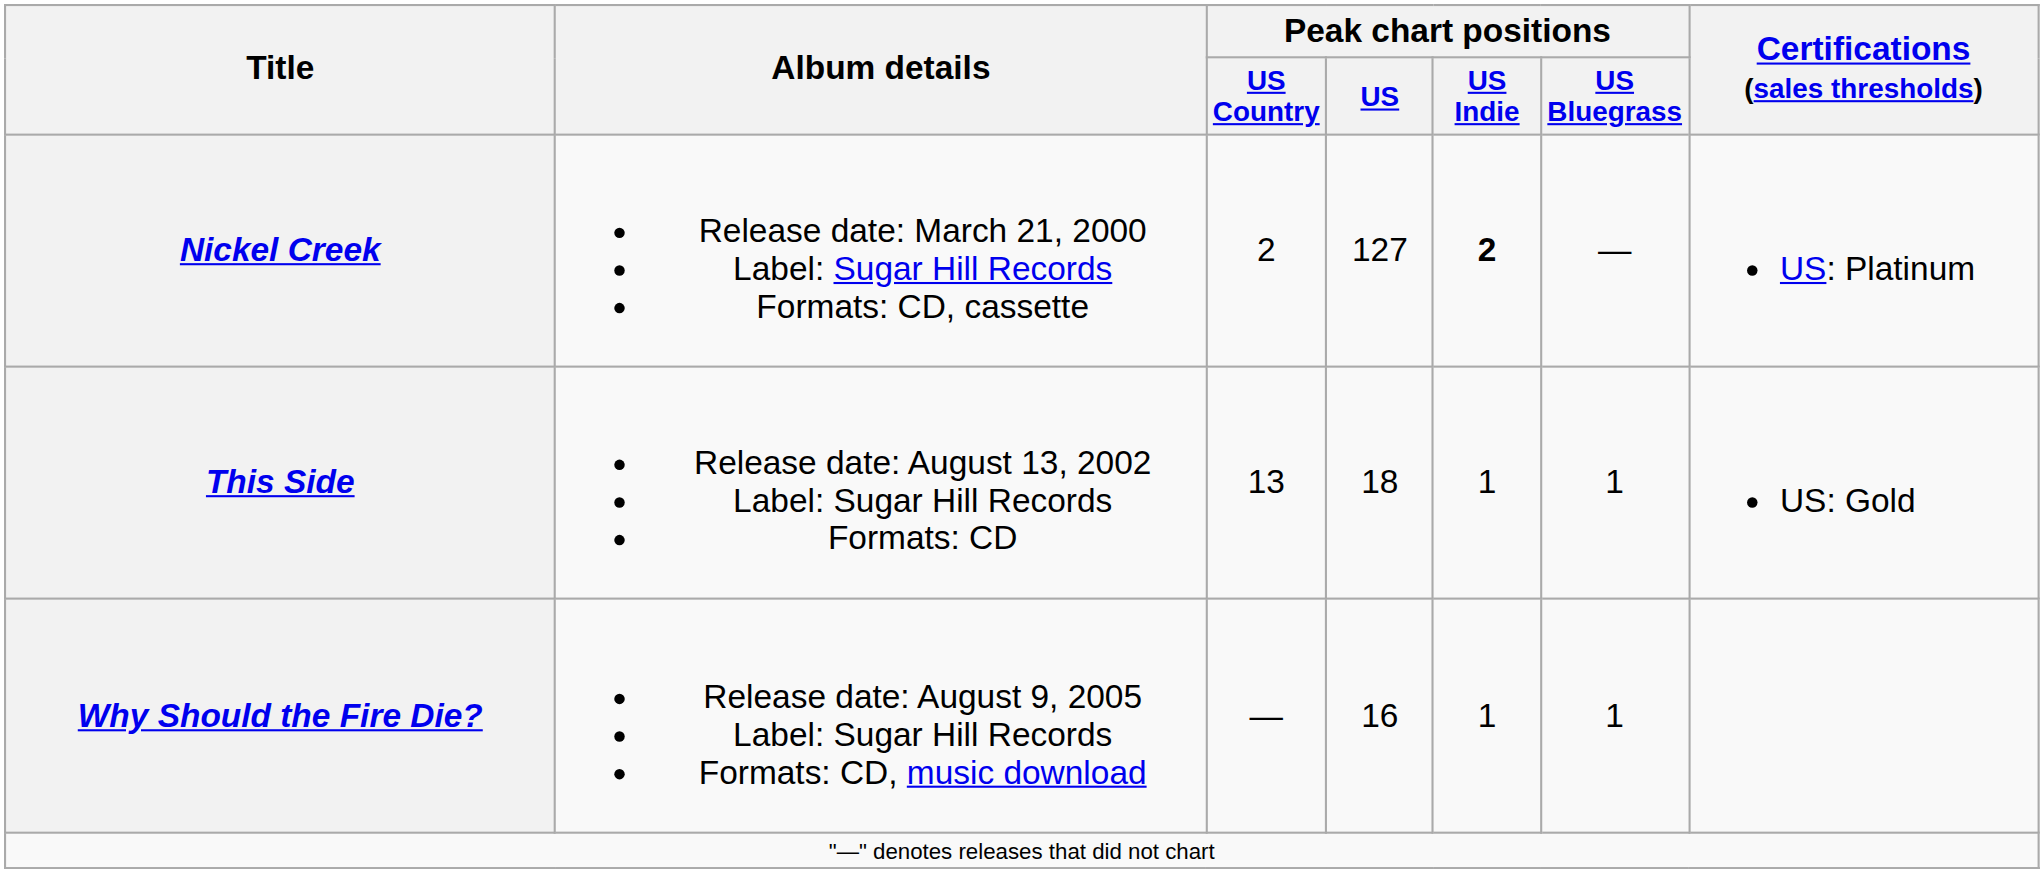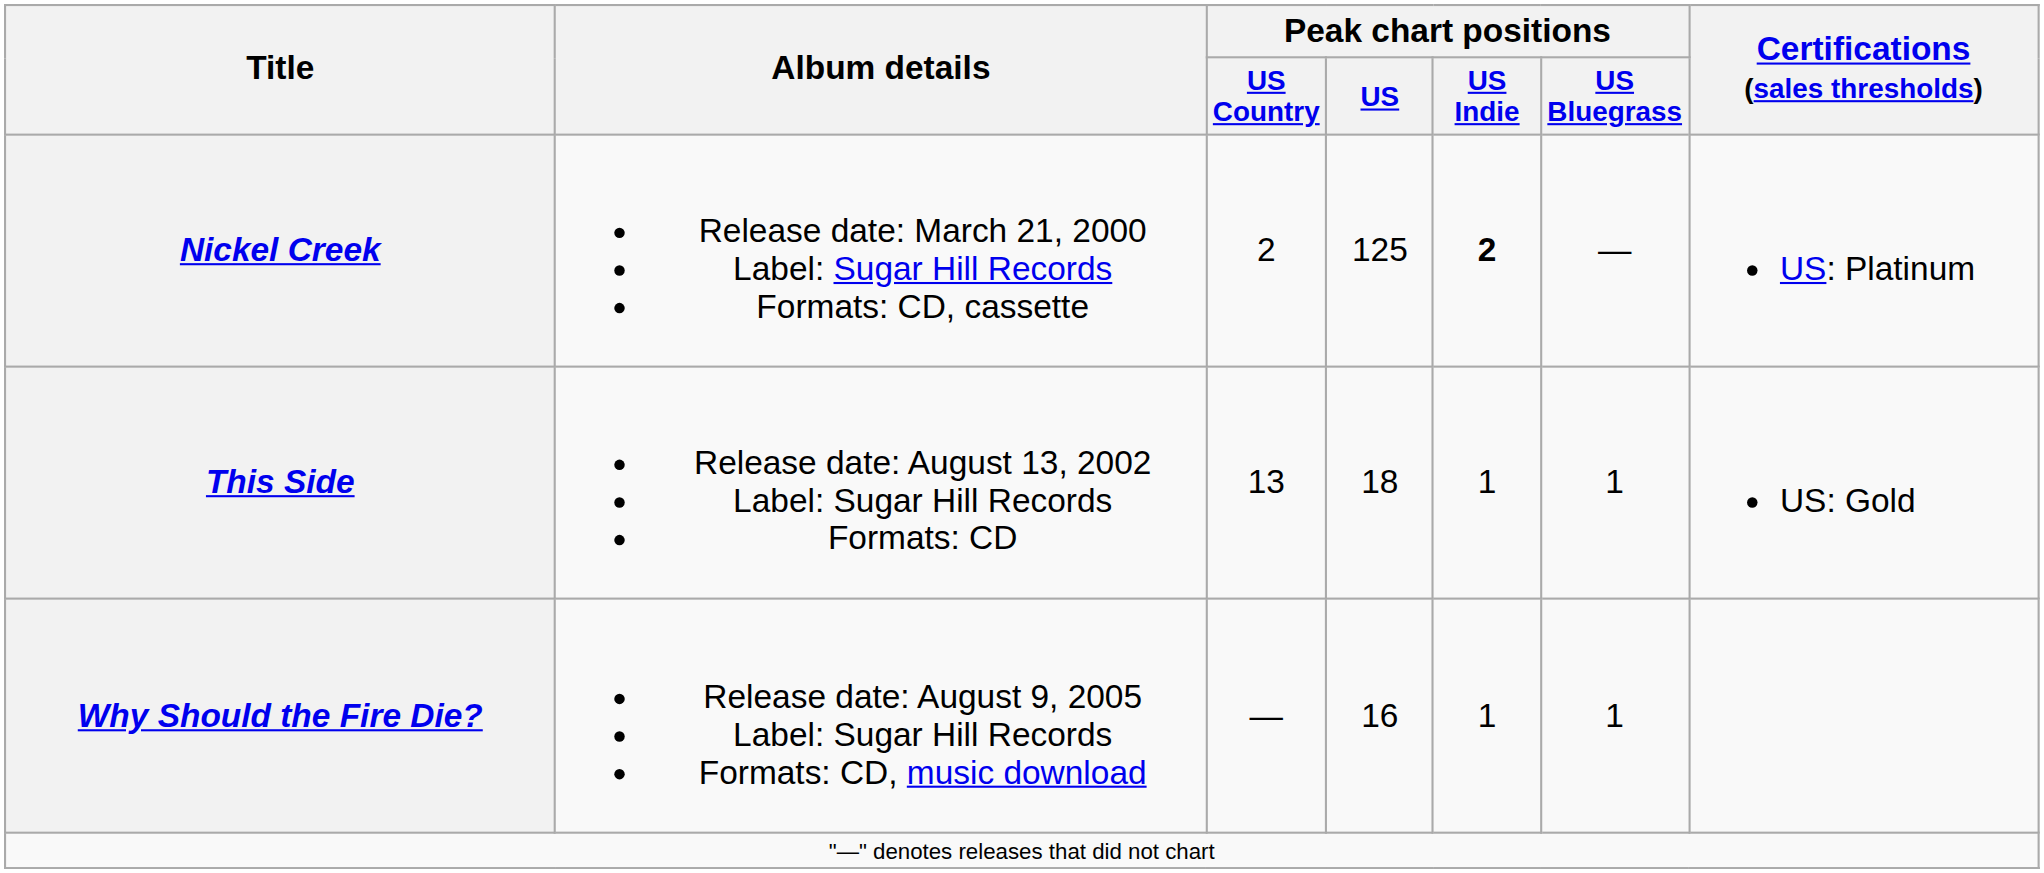(1380, 249) 127 -> (1380, 249) 125
